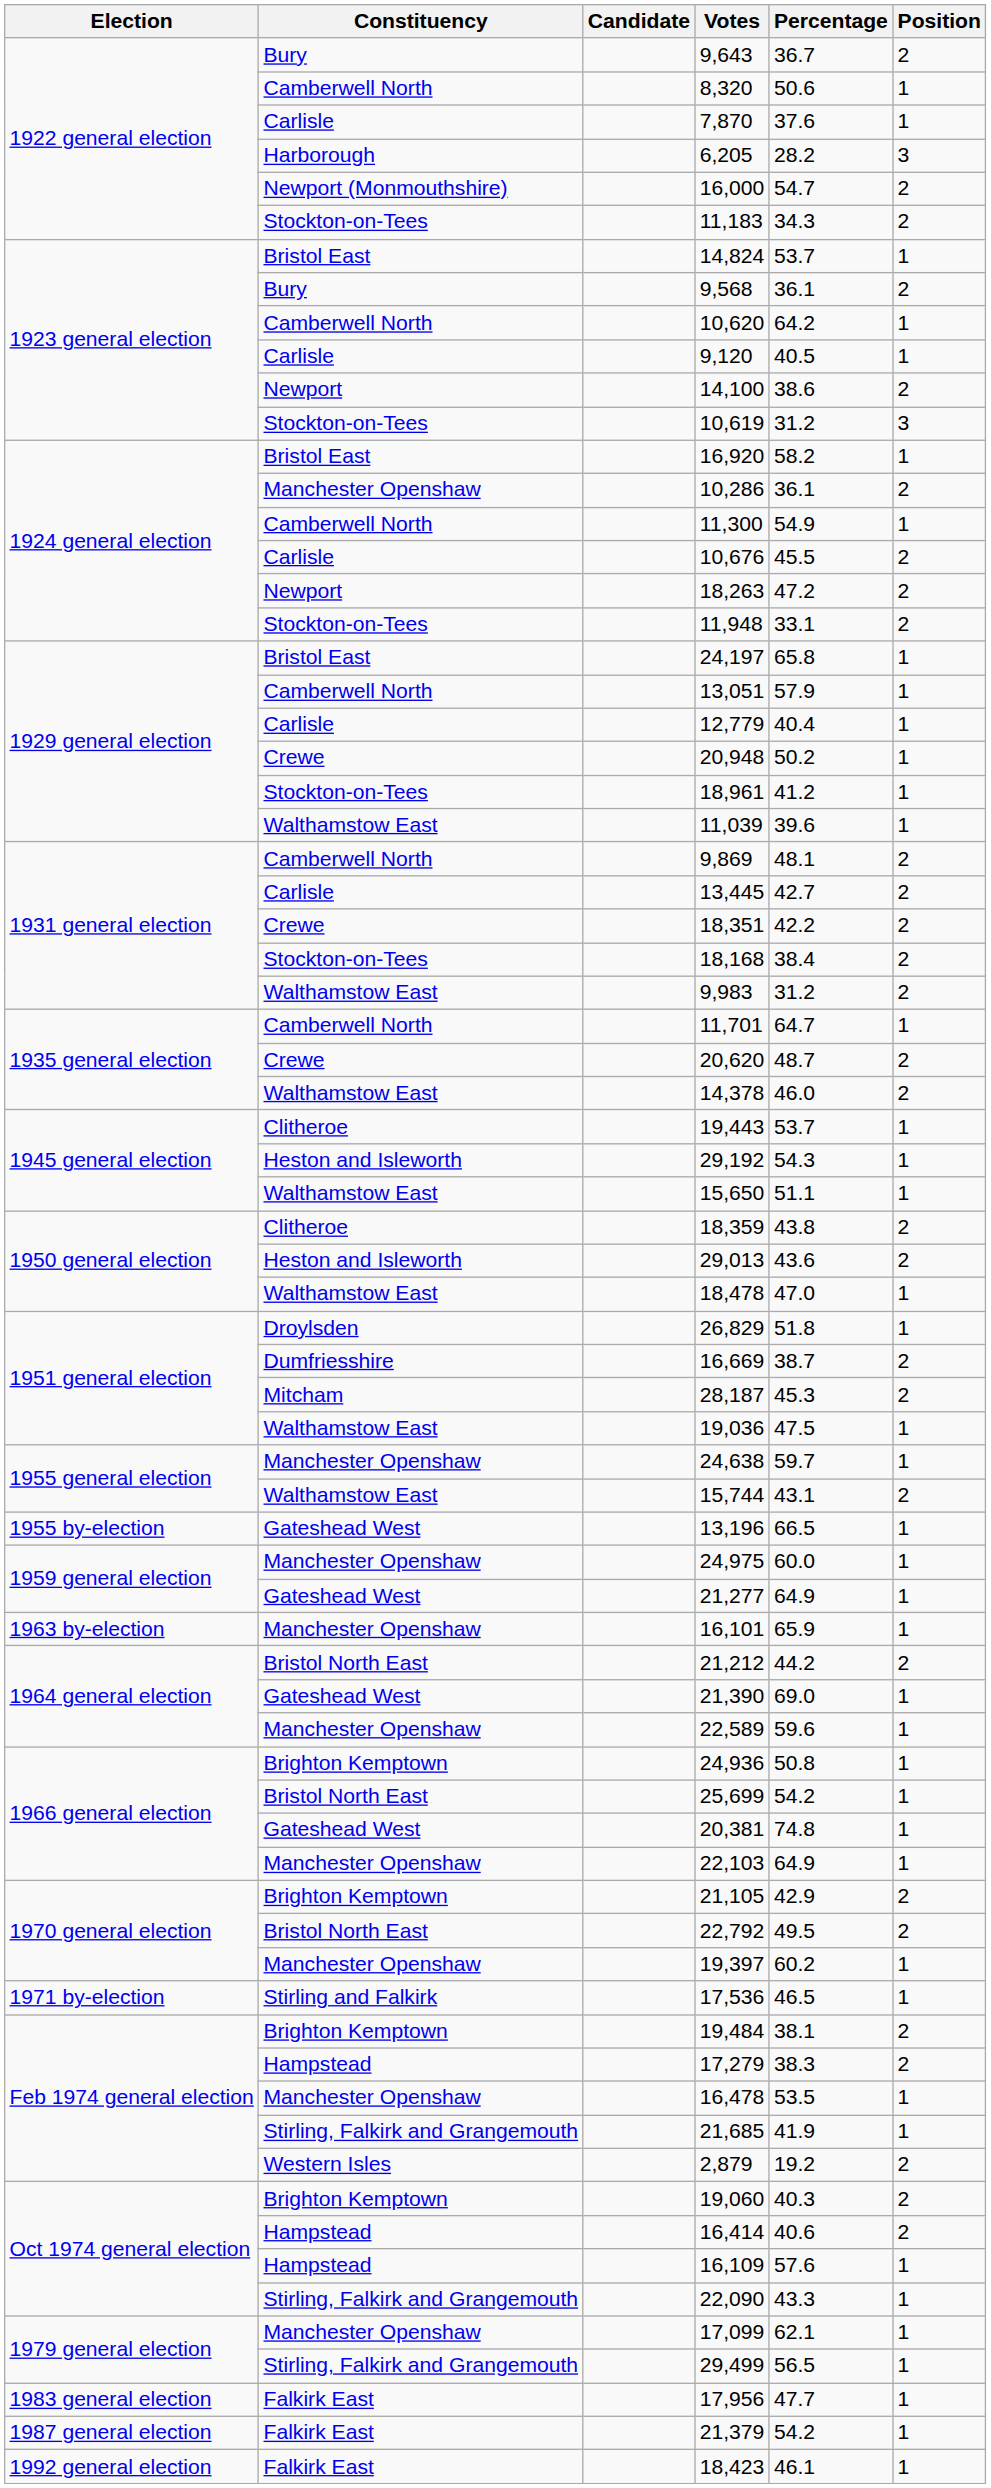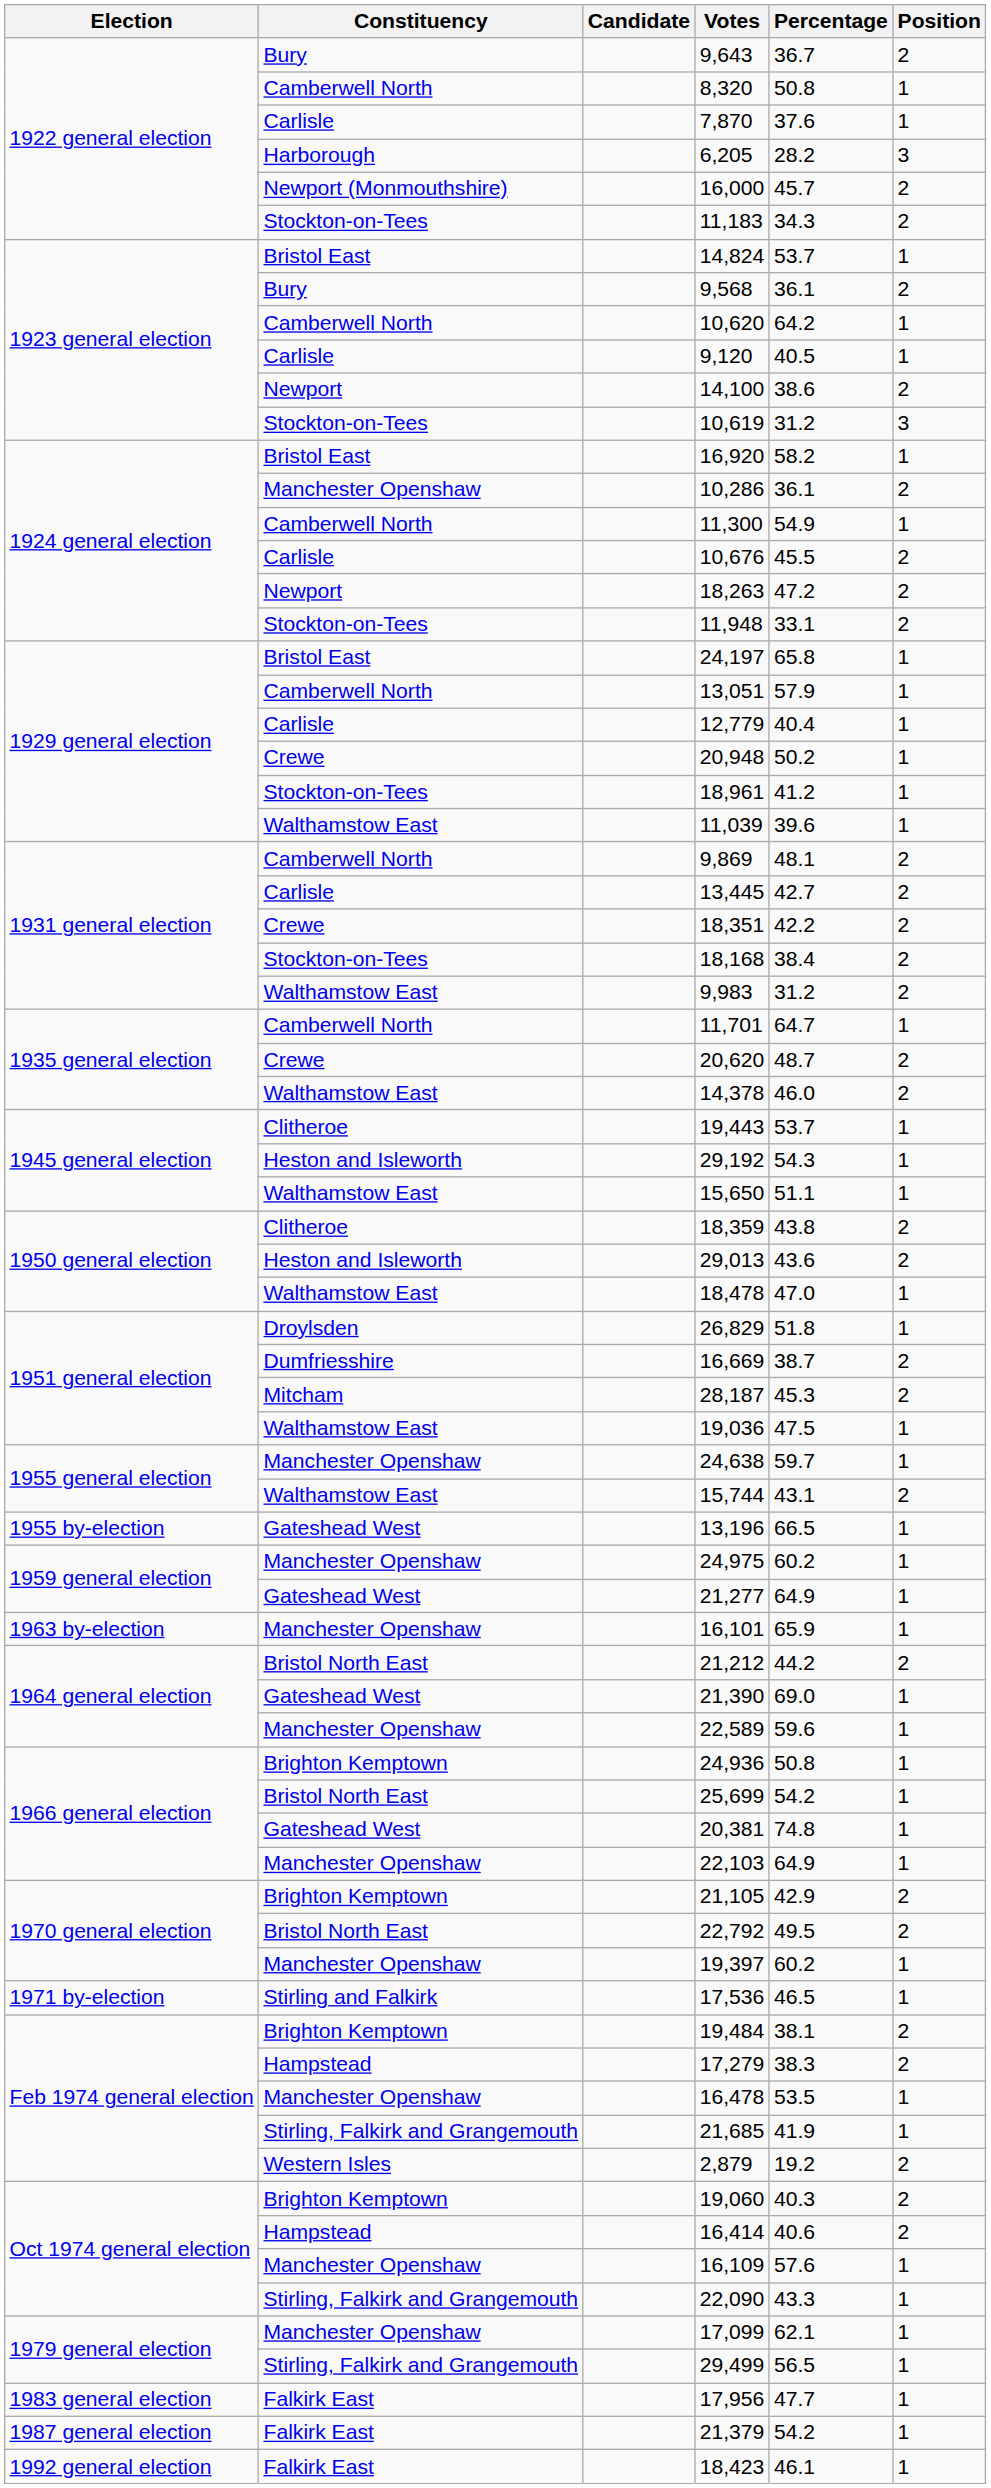(795, 88) 50.6 -> (795, 88) 50.8
(795, 188) 54.7 -> (795, 188) 45.7
(795, 1562) 60.0 -> (795, 1562) 60.2
(318, 2265) Hampstead -> (372, 2265) Manchester Openshaw
